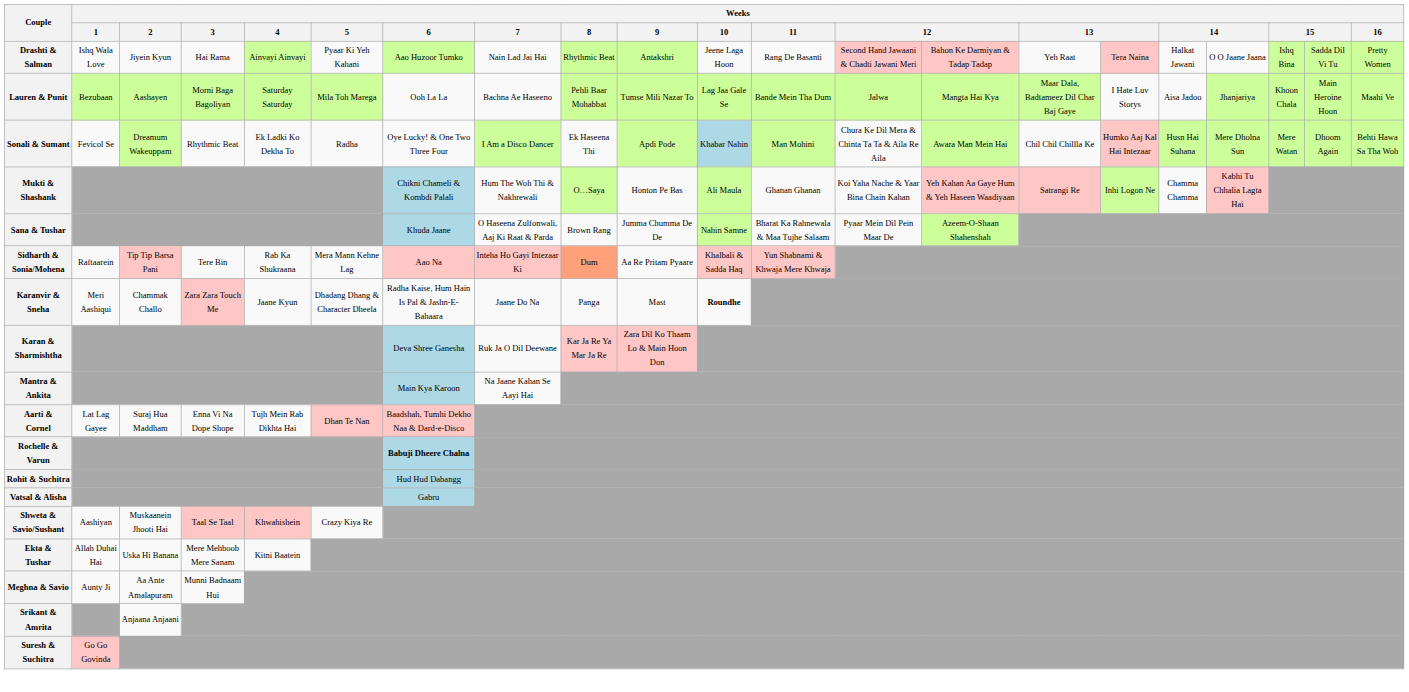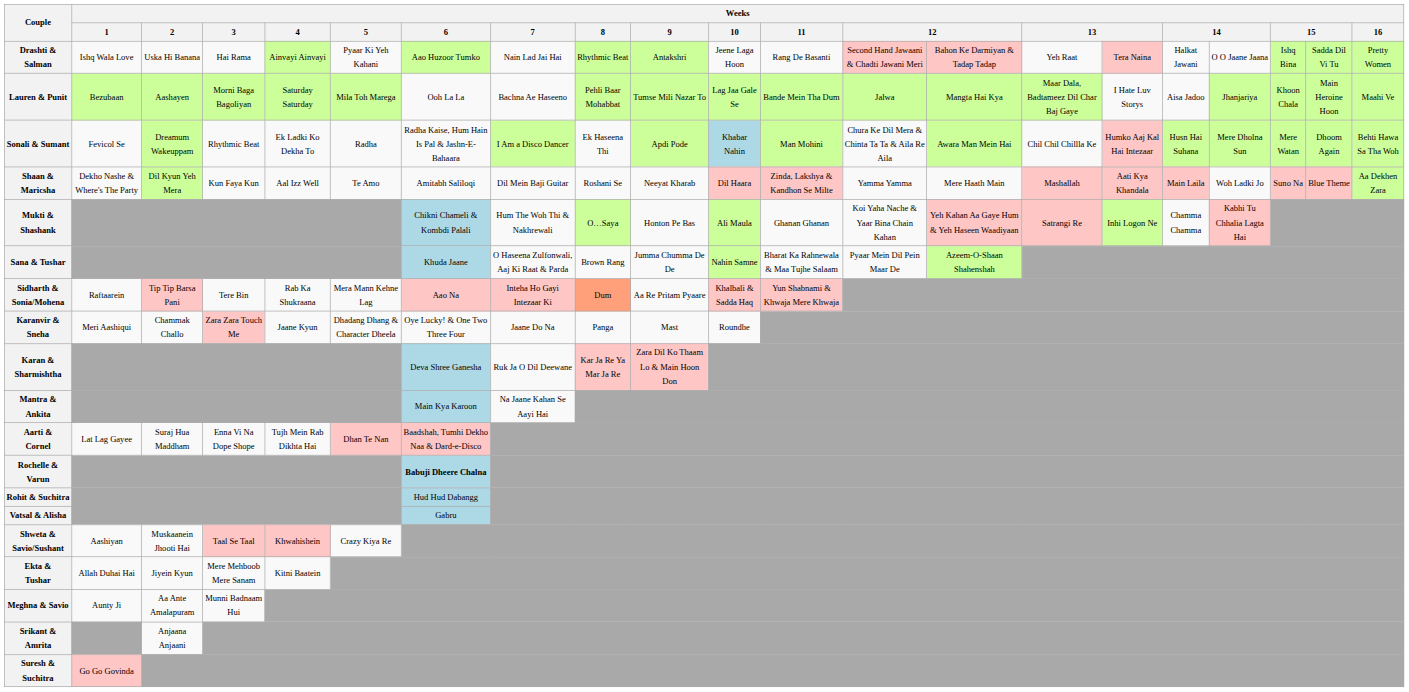(150, 57) Jiyein Kyun -> (172, 57) Uska Hi Banana
(429, 144) Oye Lucky! & One Two Three Four -> (446, 144) Radha Kaise, Hum Hain Is Pal & Jashn-E-Bahaara
+ row: (38, 183)
(429, 302) Radha Kaise, Hum Hain Is Pal & Jashn-E-Bahaara -> (446, 327) Oye Lucky! & One Two Three Four
(724, 302) bold -> (734, 327) normal
(150, 555) Uska Hi Banana -> (172, 573) Jiyein Kyun
